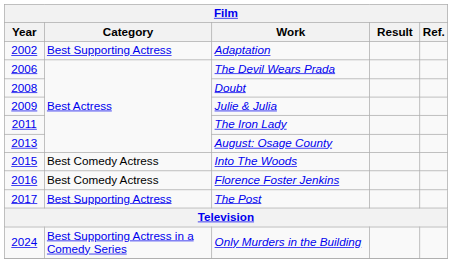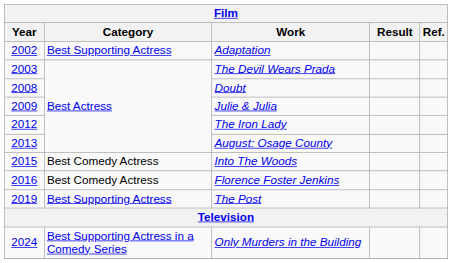(24, 69) 2006 -> (24, 69) 2003
(24, 124) 2011 -> (24, 124) 2012
(24, 198) 2017 -> (24, 198) 2019
